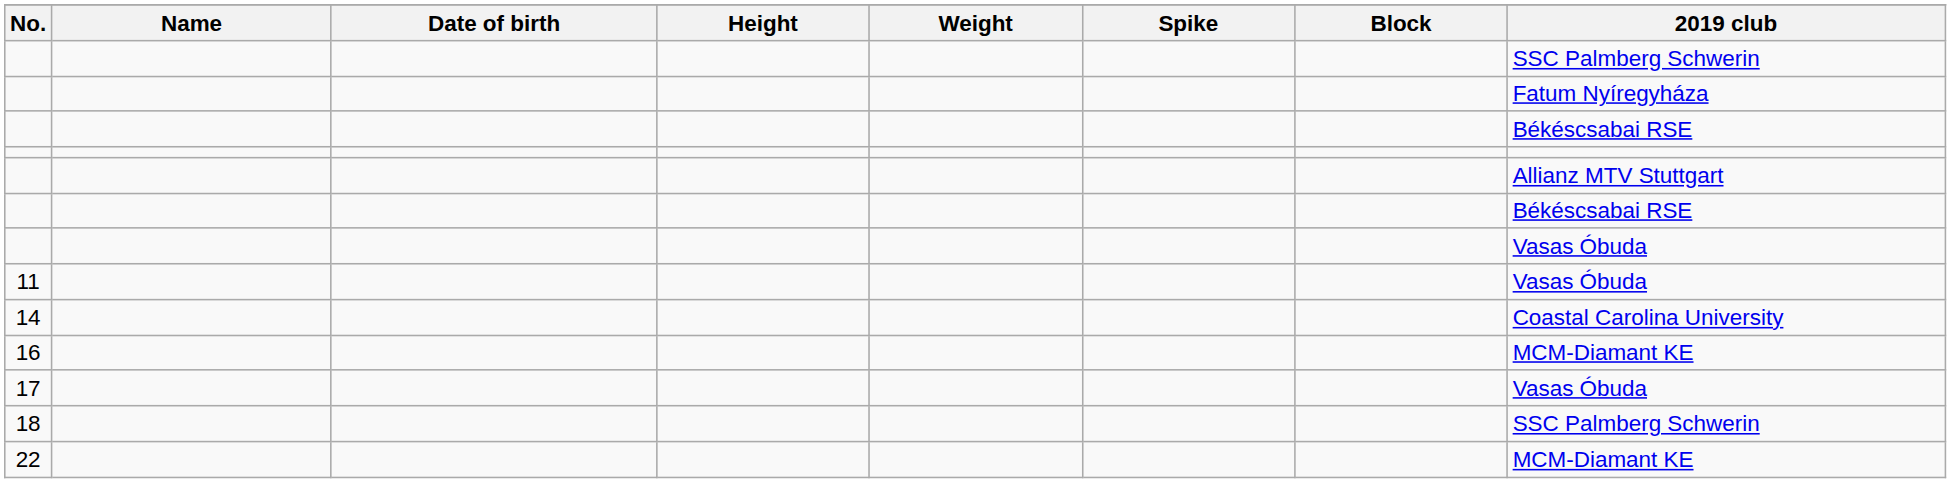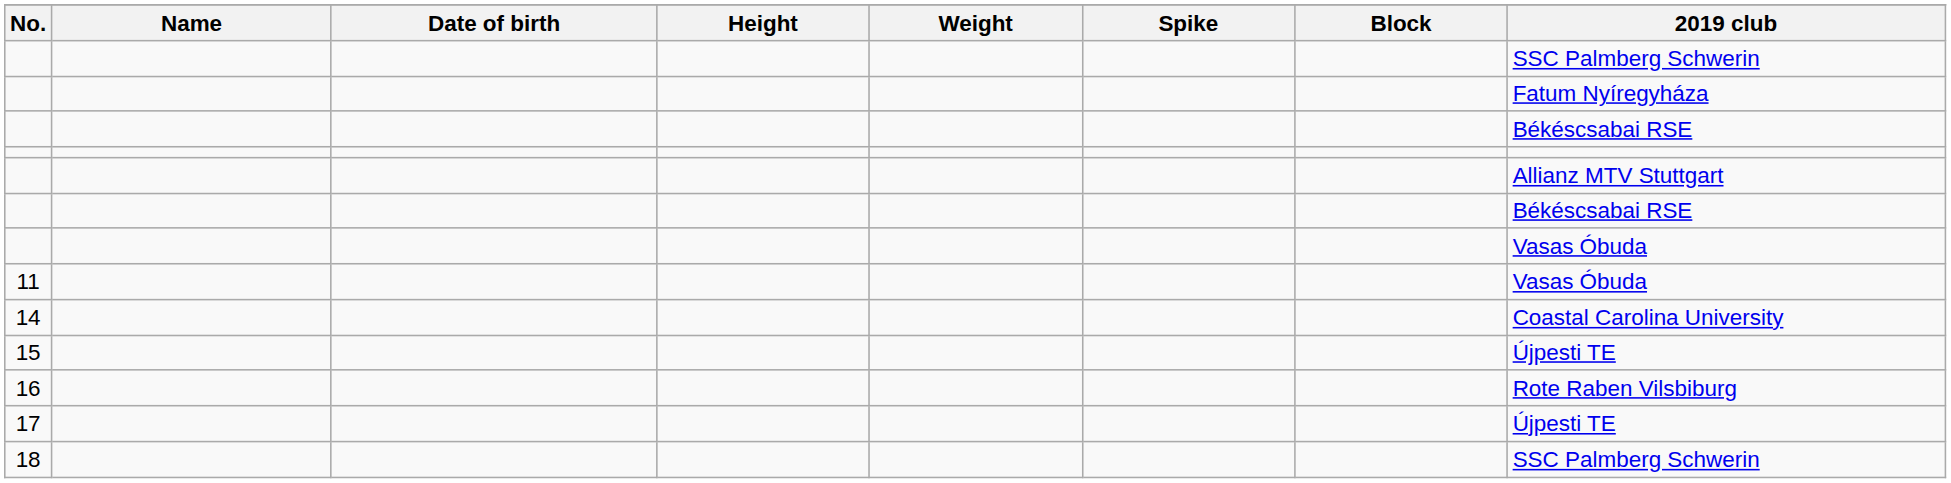+ row: (28, 353)
(1603, 353) MCM-Diamant KE -> (1625, 388) Rote Raben Vilsbiburg
(1580, 388) Vasas Óbuda -> (1564, 424) Újpesti TE
- row: (28, 459)
